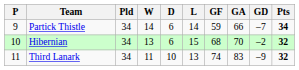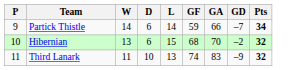- column: (126, 12)
